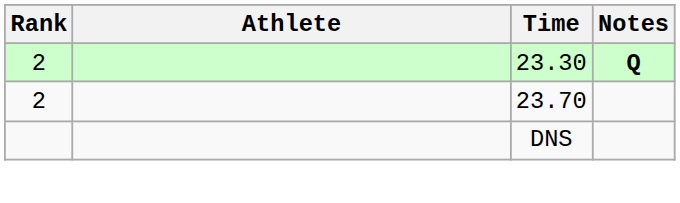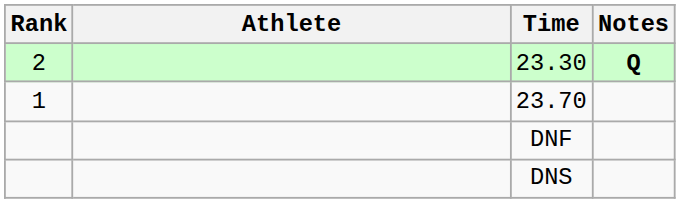(39, 101) 2 -> (39, 101) 1
+ row: (551, 140)
